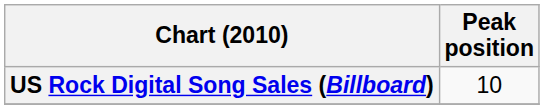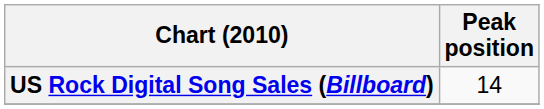(489, 85) 10 -> (489, 85) 14
